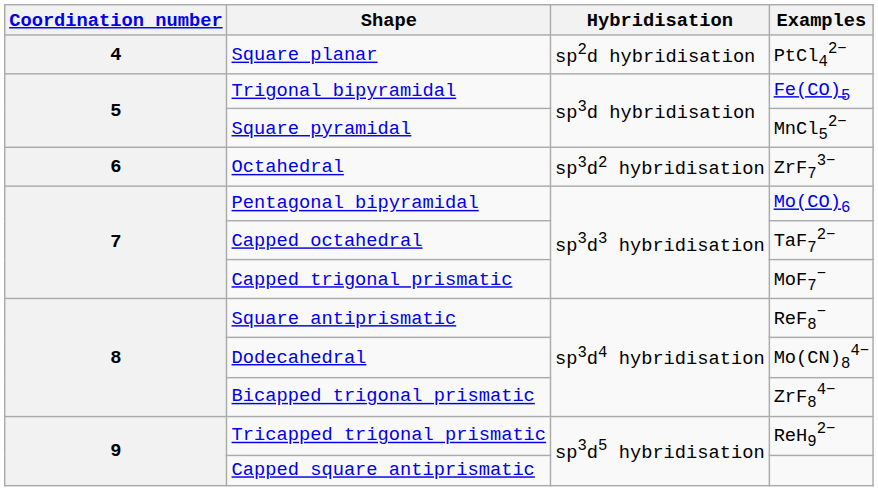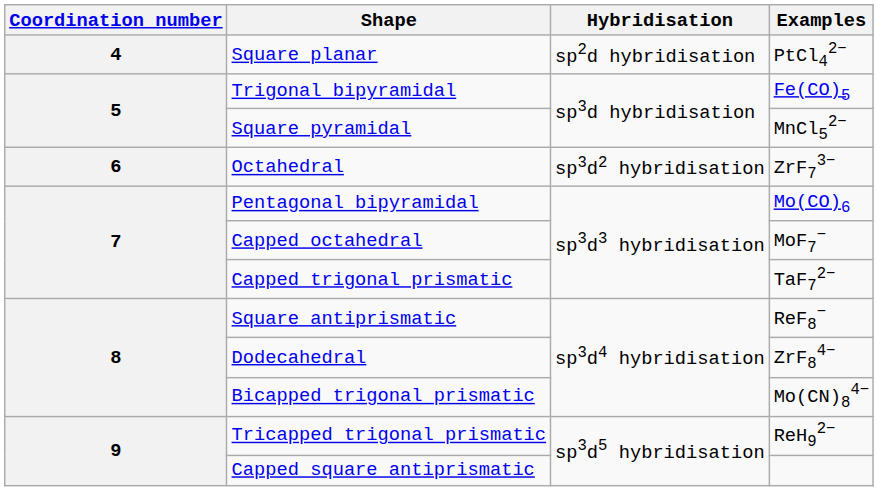(805, 240) TaF72− -> (800, 240) MoF7−
(800, 279) MoF7− -> (805, 279) TaF72−
(821, 357) Mo(CN)84− -> (805, 357) ZrF84−
(805, 397) ZrF84− -> (821, 397) Mo(CN)84−
